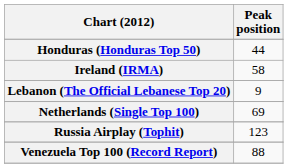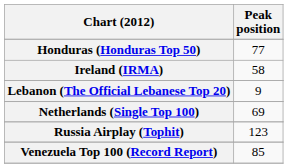(258, 49) 44 -> (258, 49) 77
(258, 152) 88 -> (258, 152) 85
